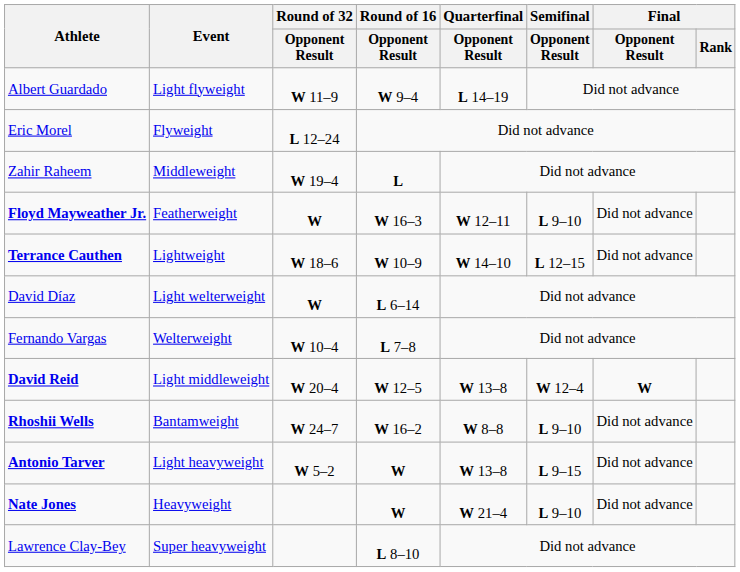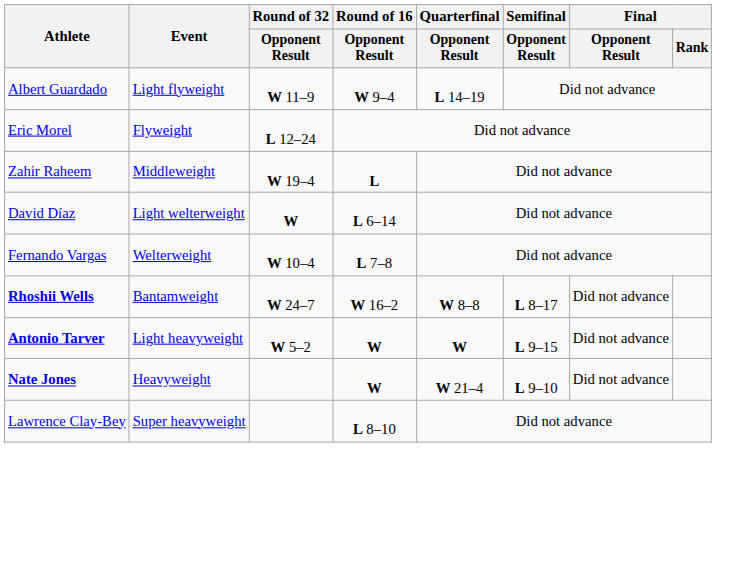- row: (77, 213)
- row: (65, 255)
- row: (43, 380)
(560, 430) L 9–10 -> (536, 305) L 8–17
(483, 471) W 13–8 -> (460, 347) W
